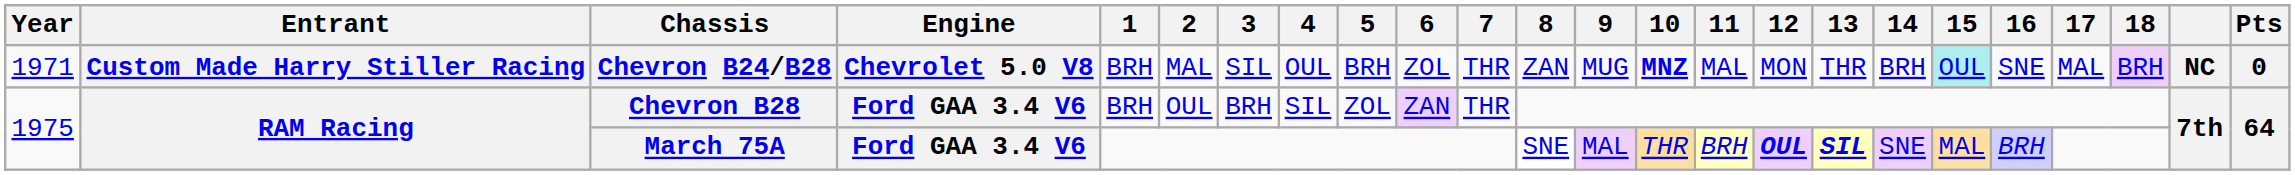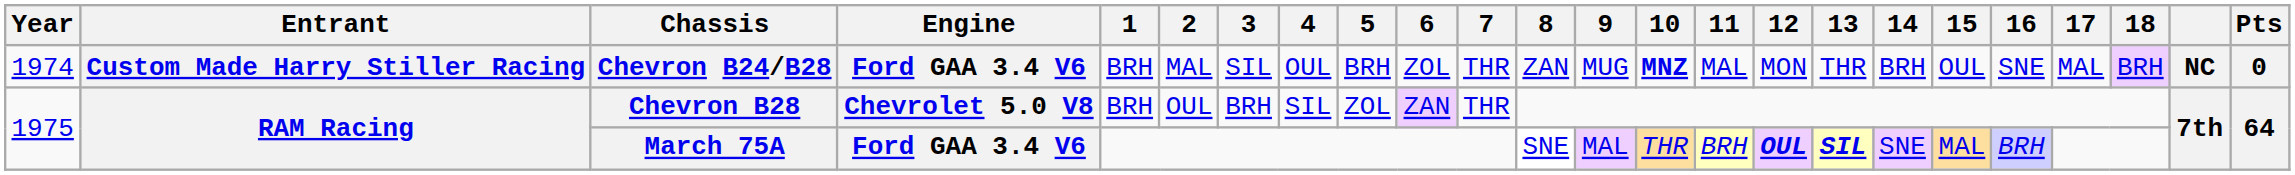(43, 67) 1971 -> (43, 67) 1974
(969, 67) Chevrolet 5.0 V8 -> (969, 67) Ford GAA 3.4 V6
(1962, 67) paleturquoise background -> (1962, 67) no background
(969, 107) Ford GAA 3.4 V6 -> (969, 107) Chevrolet 5.0 V8
